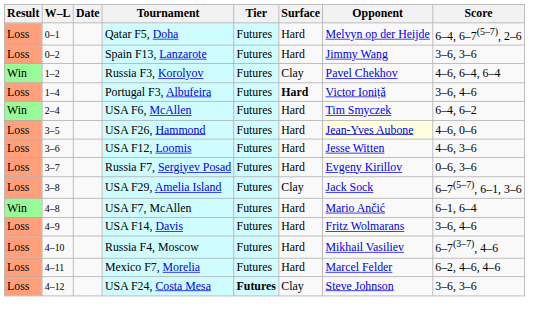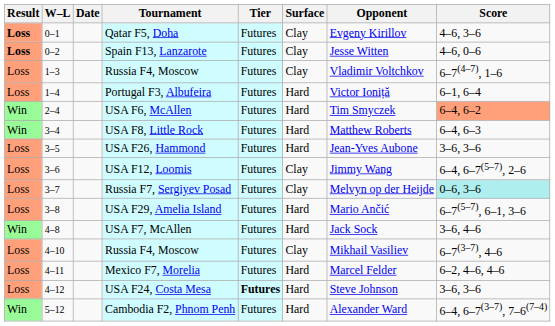(18, 34) normal -> (19, 32) bold
(293, 34) Hard -> (297, 32) Clay
(378, 34) Melvyn op der Heijde -> (368, 32) Evgeny Kirillov
(478, 34) 6–4, 6–7(5–7), 2–6 -> (460, 32) 4–6, 3–6
(18, 54) normal -> (19, 51) bold
(293, 54) Hard -> (297, 51) Clay
(357, 54) Jimmy Wang -> (359, 51) Jesse Witten
(456, 54) 3–6, 3–6 -> (460, 51) 4–6, 0–6
- row: (52, 74)
+ row: (52, 72)
(295, 92) bold -> (297, 92) normal
(456, 92) 3–6, 4–6 -> (460, 92) 6–1, 6–4
(456, 110) no background -> (460, 110) lightsalmon background
+ row: (52, 130)
(370, 129) lightyellow background -> (374, 148) no background
(456, 129) 4–6, 0–6 -> (460, 148) 3–6, 3–6
(293, 148) Hard -> (297, 168) Clay
(355, 148) Jesse Witten -> (361, 168) Jimmy Wang
(456, 148) 4–6, 3–6 -> (483, 168) 6–4, 6–7(5–7), 2–6
(293, 167) Hard -> (297, 189) Clay
(364, 167) Evgeny Kirillov -> (382, 189) Melvyn op der Heijde
(456, 167) no background -> (460, 189) paleturquoise background
(292, 187) Clay -> (297, 209) Hard
(349, 187) Jack Sock -> (359, 209) Mario Ančić
(355, 208) Mario Ančić -> (354, 230) Jack Sock
(456, 208) 6–1, 6–4 -> (460, 230) 3–6, 4–6
- row: (52, 227)
(293, 247) Hard -> (297, 250) Clay
(292, 286) Clay -> (297, 289) Hard
+ row: (55, 310)
